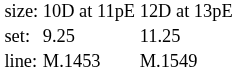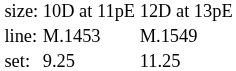rows swapped: (17, 36) <-> (21, 61)
